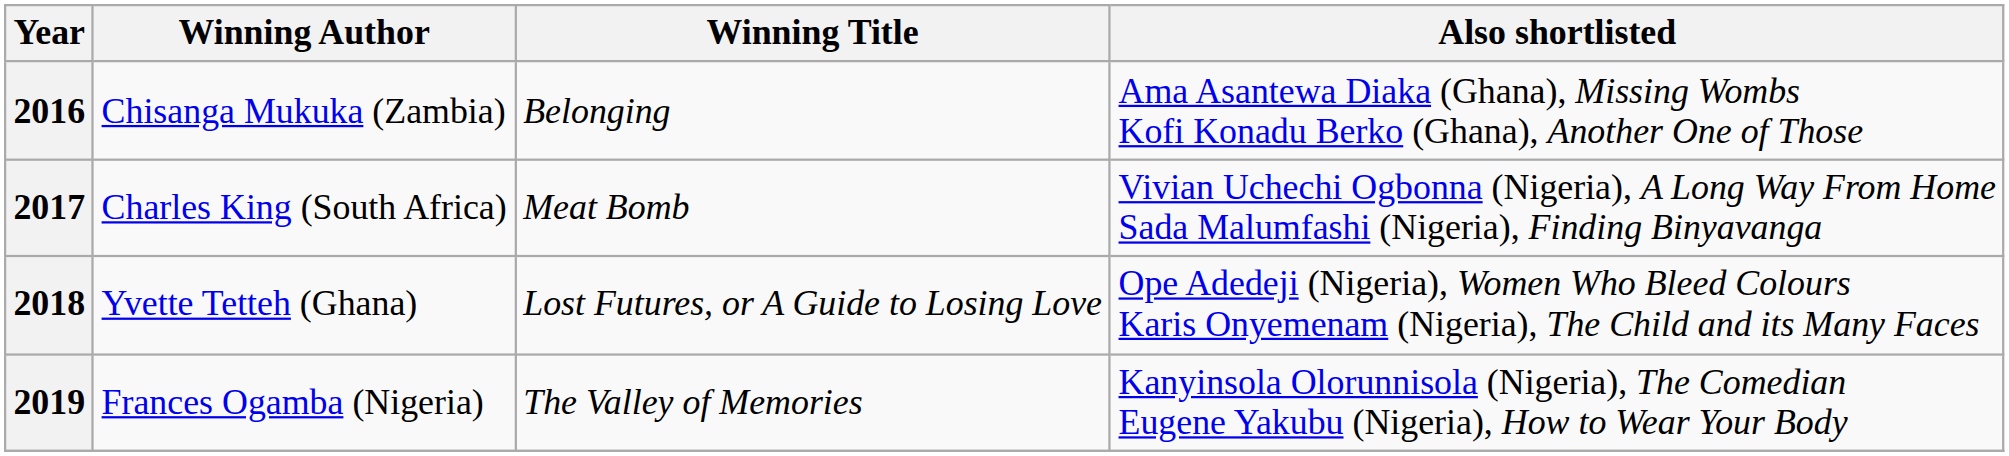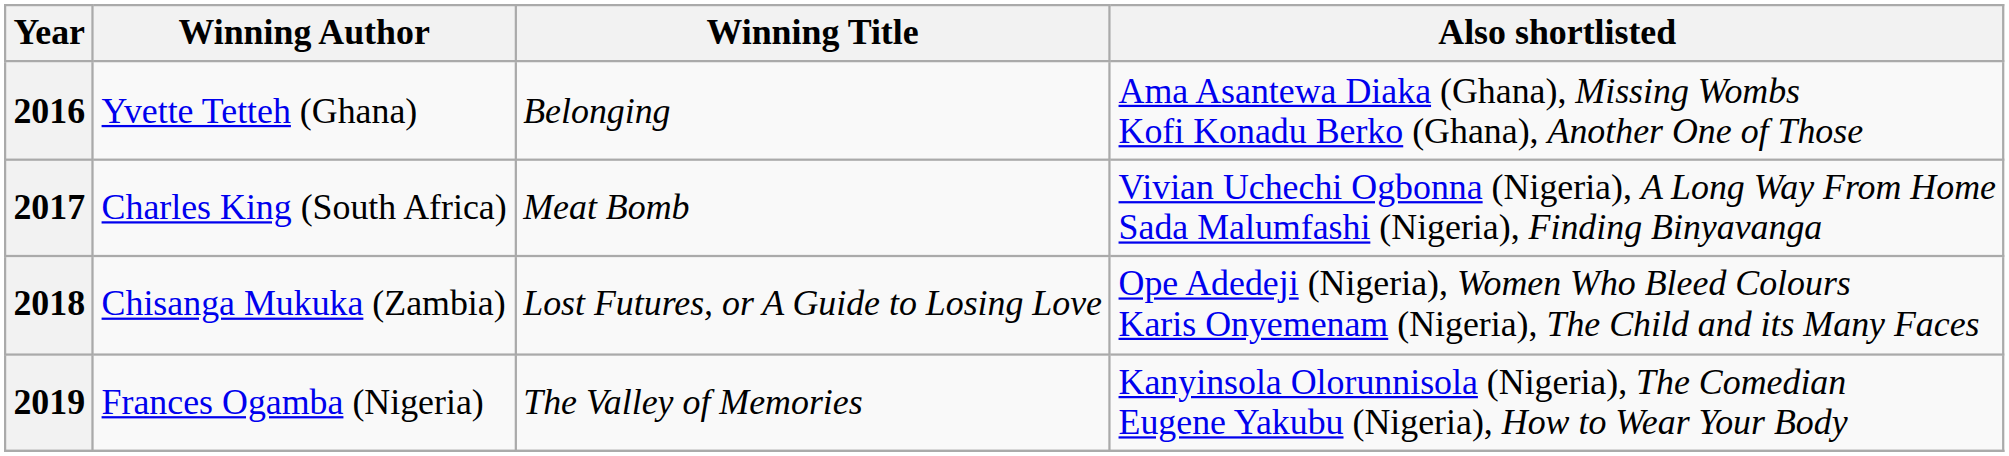(304, 109) Chisanga Mukuka (Zambia) -> (259, 109) Yvette Tetteh (Ghana)
(259, 304) Yvette Tetteh (Ghana) -> (304, 304) Chisanga Mukuka (Zambia)
